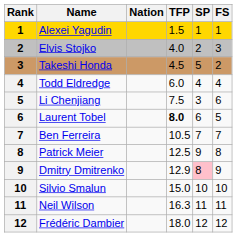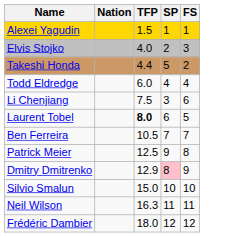- column: (20, 13)
(176, 65) 4.5 -> (144, 65) 4.4
